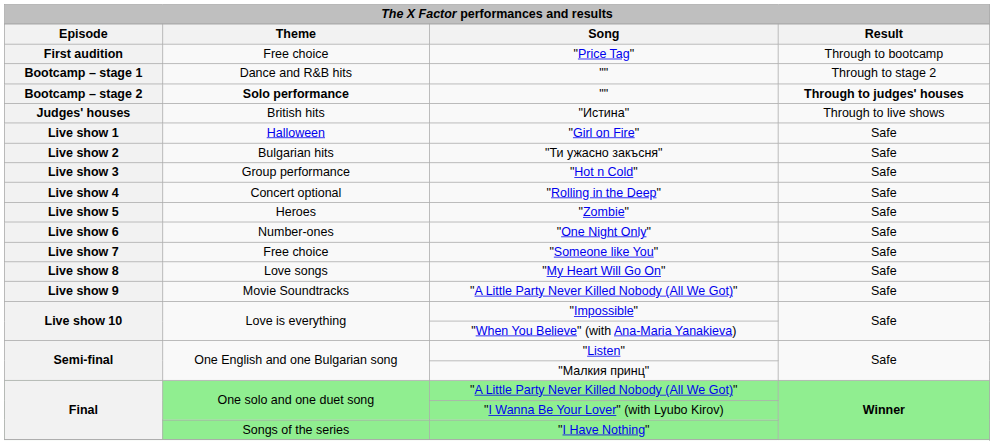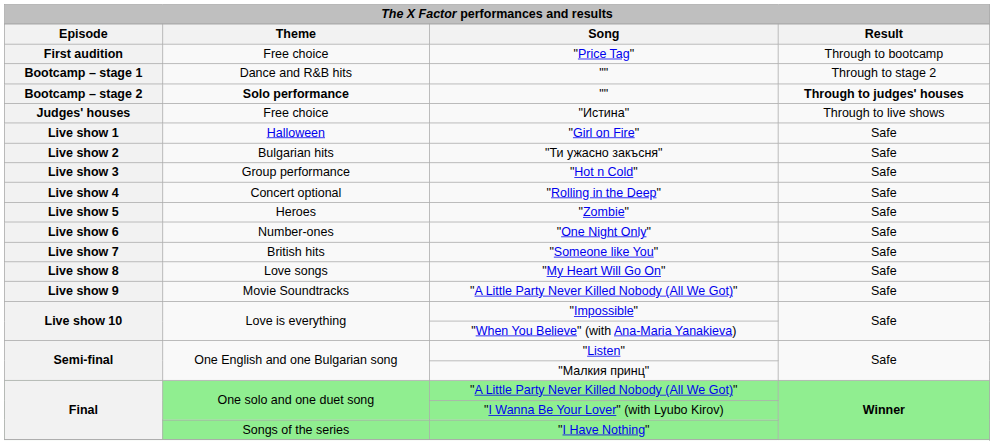(296, 113) British hits -> (296, 113) Free choice
(296, 251) Free choice -> (296, 251) British hits
